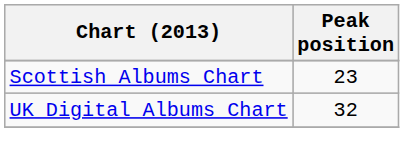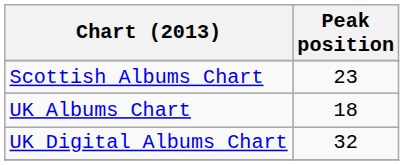+ row: (100, 110)
